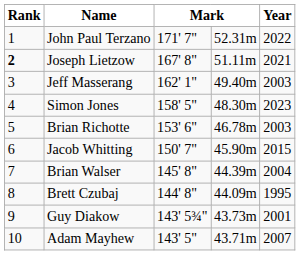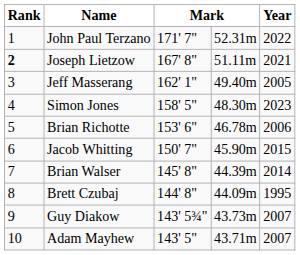(277, 82) 2003 -> (277, 82) 2005
(277, 127) 2003 -> (277, 127) 2006
(277, 171) 2004 -> (277, 171) 2014
(277, 216) 2001 -> (277, 216) 2007
